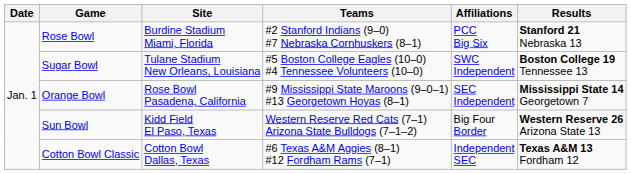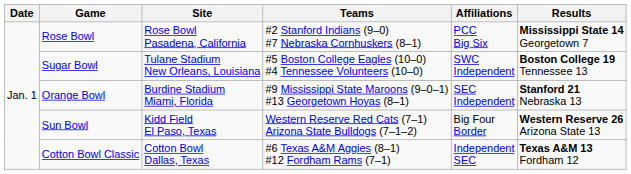(185, 37) Burdine Stadium Miami, Florida -> (195, 37) Rose Bowl Pasadena, California
(551, 37) Stanford 21 Nebraska 13 -> (572, 37) Mississippi State 14 Georgetown 7
(195, 96) Rose Bowl Pasadena, California -> (185, 96) Burdine Stadium Miami, Florida
(572, 96) Mississippi State 14 Georgetown 7 -> (551, 96) Stanford 21 Nebraska 13
